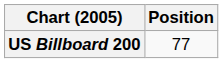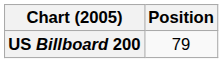(181, 44) 77 -> (181, 44) 79
